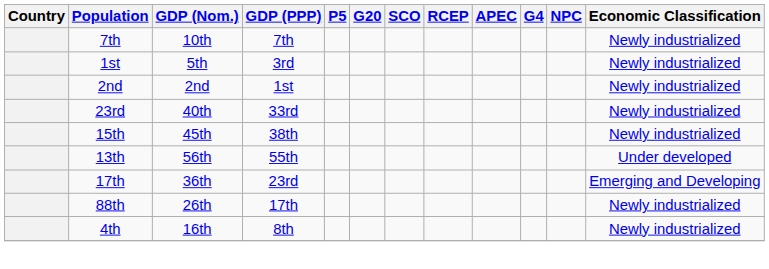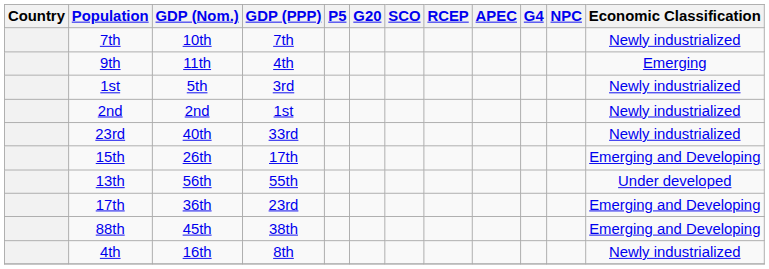+ row: (110, 63)
(197, 134) 45th -> (197, 157) 26th
(283, 134) 38th -> (283, 157) 17th
(675, 134) Newly industrialized -> (675, 157) Emerging and Developing
(197, 205) 26th -> (197, 228) 45th
(283, 205) 17th -> (283, 228) 38th
(675, 205) Newly industrialized -> (675, 228) Emerging and Developing
